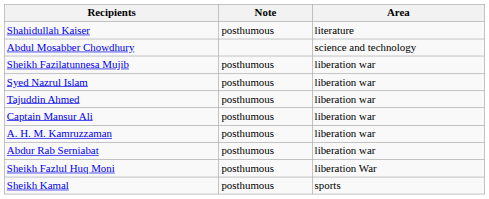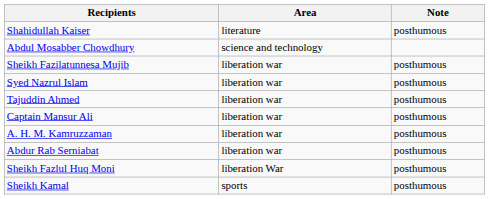columns swapped: (398, 13) <-> (265, 13)
